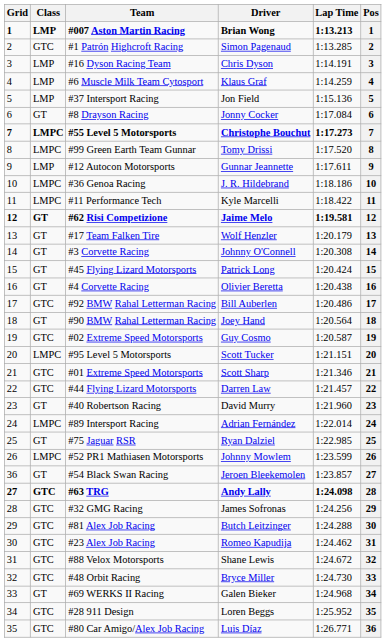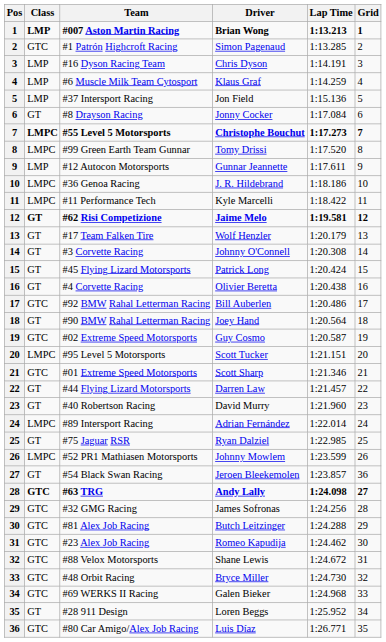columns swapped: (371, 13) <-> (17, 13)
(43, 389) GTC -> (34, 389) GT
(40, 594) GT -> (38, 594) GTC
(43, 611) GTC -> (34, 611) GT
